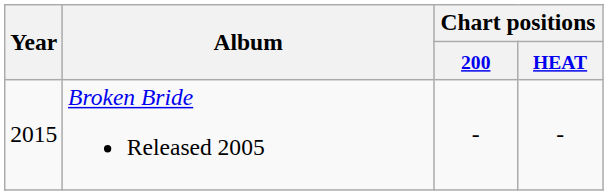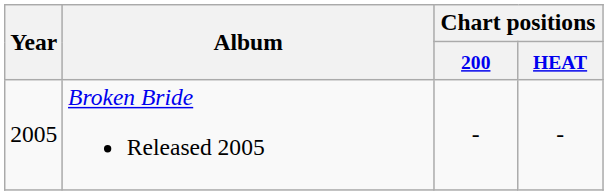(34, 134) 2015 -> (34, 134) 2005
